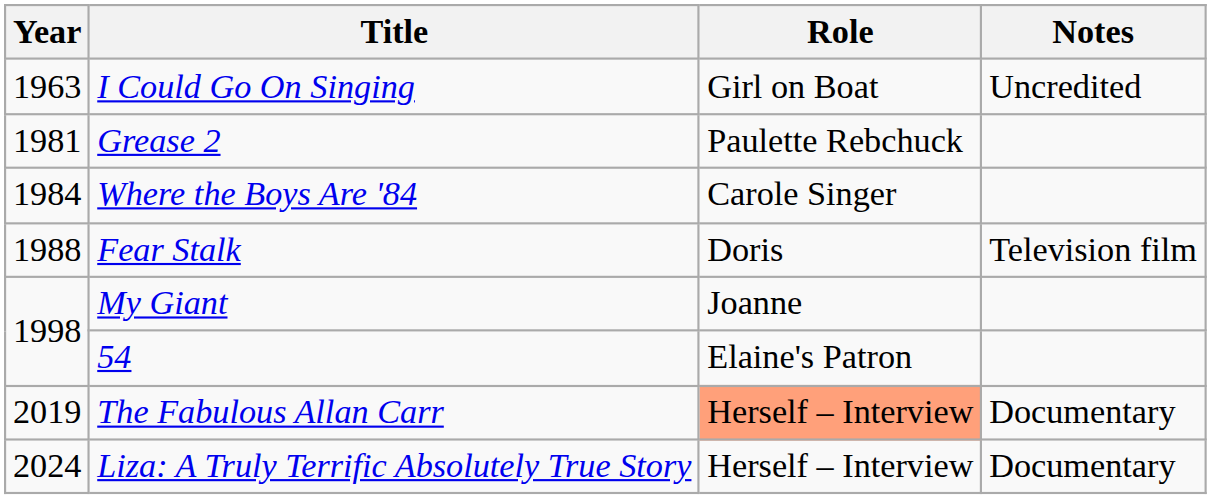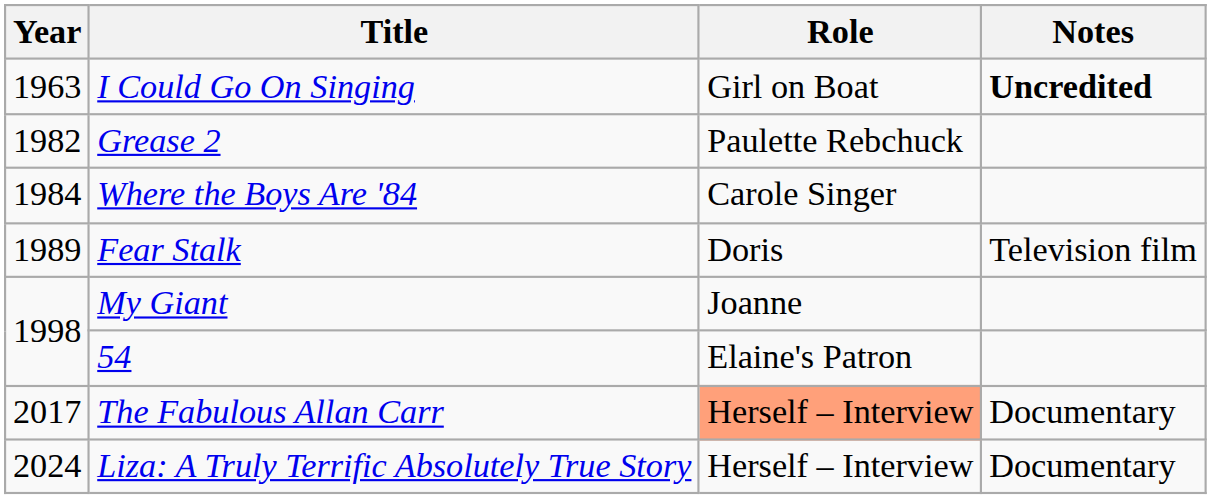(1065, 85) normal -> (1071, 85) bold
(47, 140) 1981 -> (47, 140) 1982
(47, 248) 1988 -> (47, 248) 1989
(47, 411) 2019 -> (47, 411) 2017
